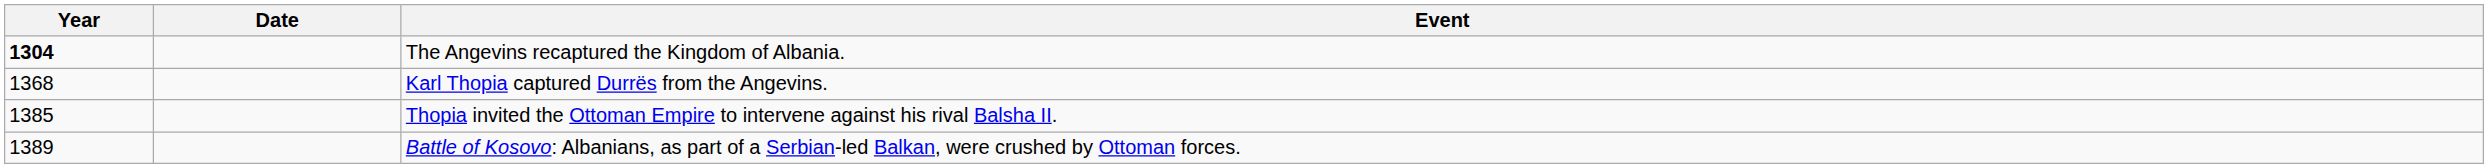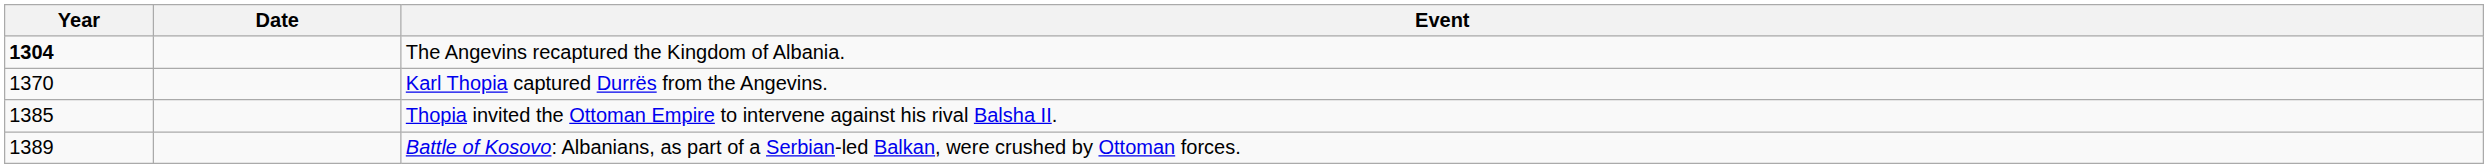(31, 83) 1368 -> (31, 83) 1370
